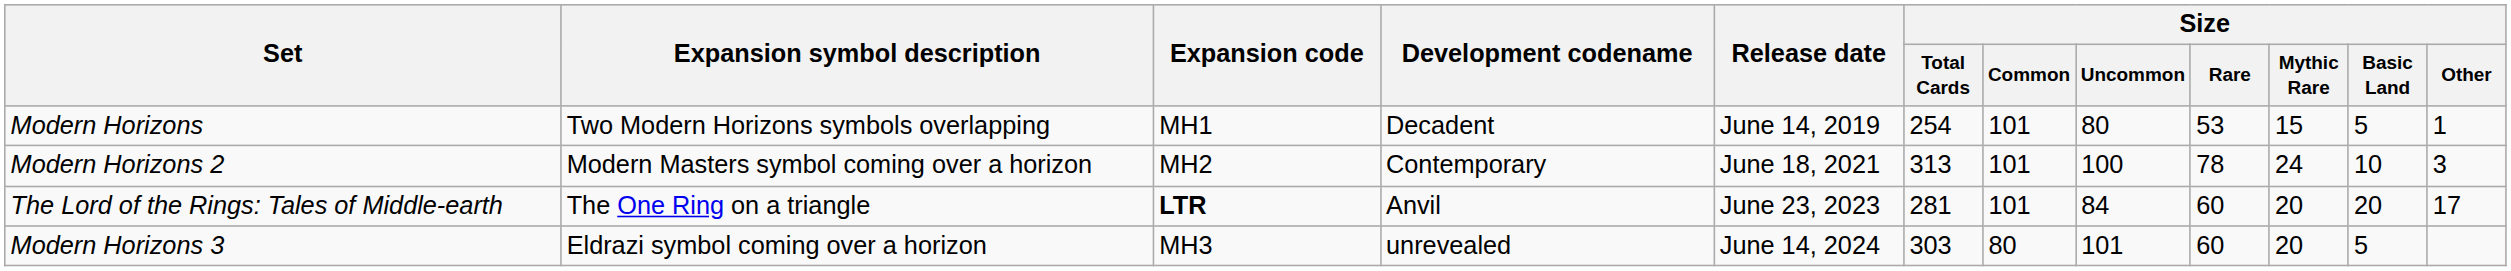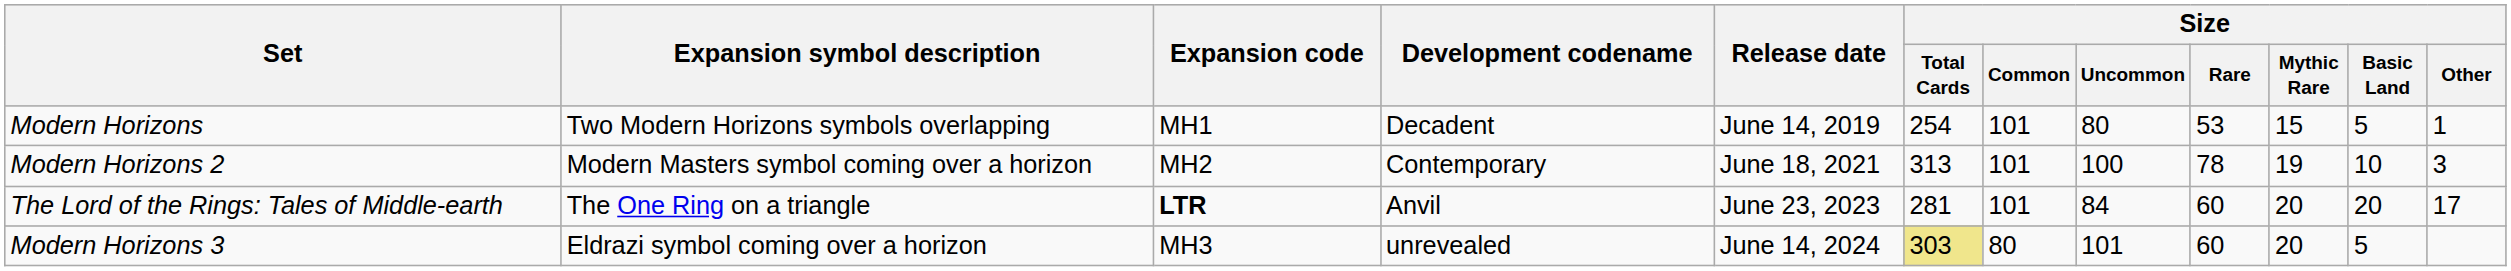(2289, 165) 24 -> (2289, 165) 19
(1931, 245) no background -> (1931, 245) khaki background
